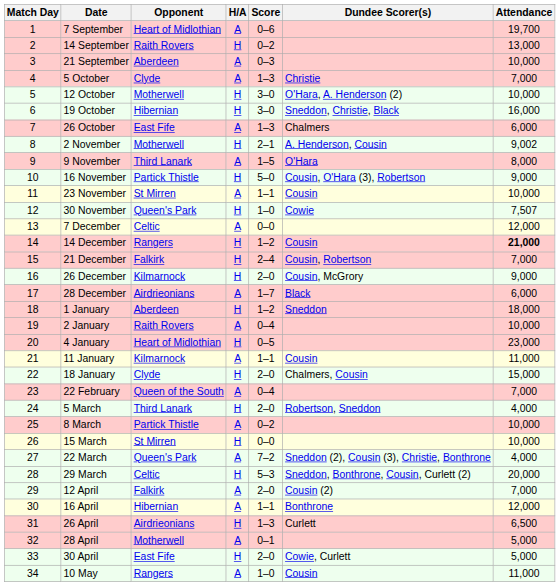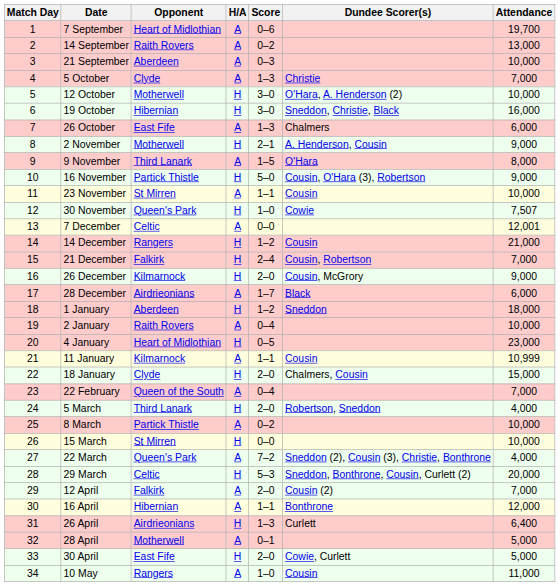(238, 45) H -> (238, 45) A
(524, 144) 9,002 -> (524, 144) 9,000
(524, 227) 12,000 -> (524, 227) 12,001
(524, 243) bold -> (524, 243) normal
(524, 359) 11,000 -> (524, 359) 10,999
(524, 524) 6,500 -> (524, 524) 6,400
